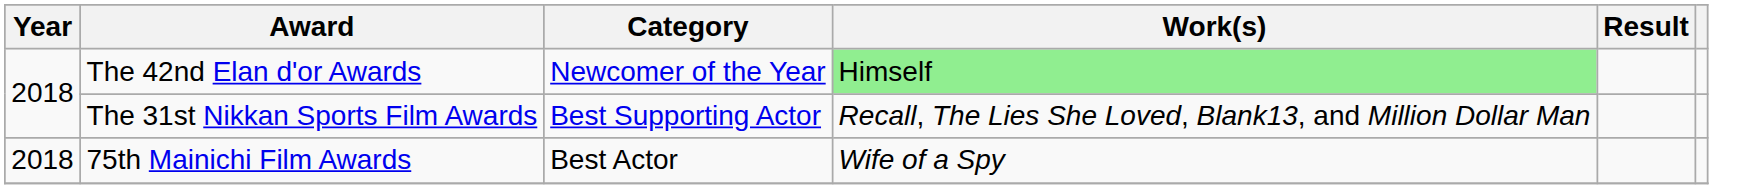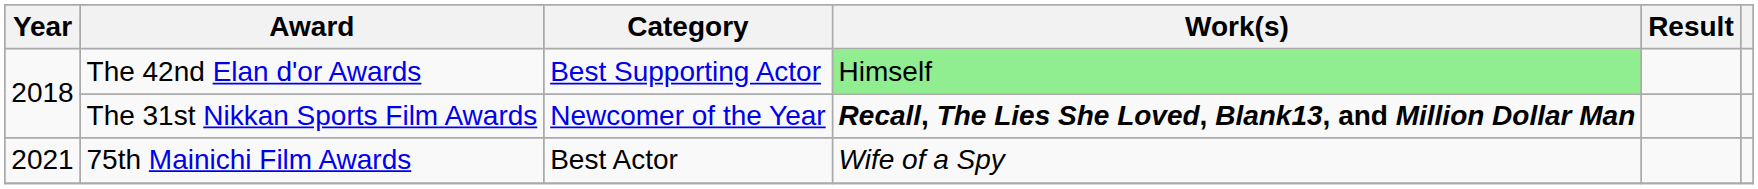(688, 71) Newcomer of the Year -> (686, 71) Best Supporting Actor
(686, 115) Best Supporting Actor -> (688, 115) Newcomer of the Year
(1214, 115) normal -> (1237, 115) bold
(42, 159) 2018 -> (42, 159) 2021
